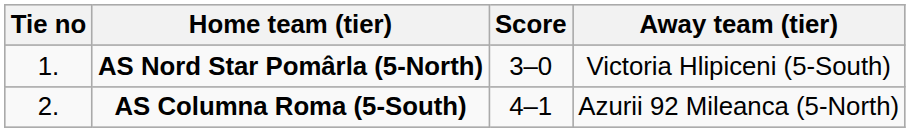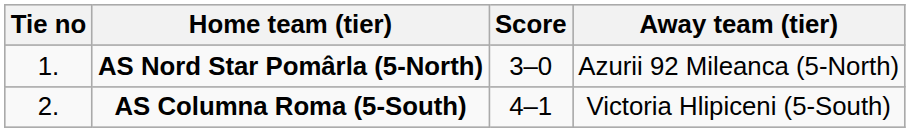(739, 65) Victoria Hlipiceni (5-South) -> (739, 65) Azurii 92 Mileanca (5-North)
(739, 106) Azurii 92 Mileanca (5-North) -> (739, 106) Victoria Hlipiceni (5-South)
